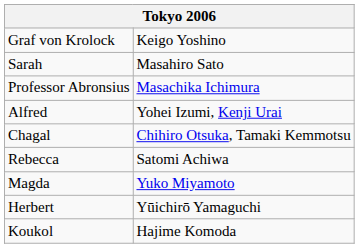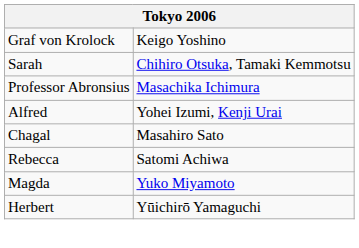(180, 64) Masahiro Sato -> (244, 64) Chihiro Otsuka, Tamaki Kemmotsu
(244, 135) Chihiro Otsuka, Tamaki Kemmotsu -> (180, 135) Masahiro Sato
- row: (30, 231)
